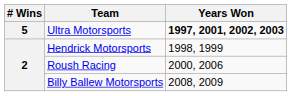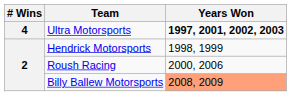(24, 31) 5 -> (24, 31) 4
(196, 83) no background -> (196, 83) lightsalmon background
